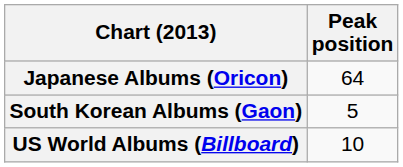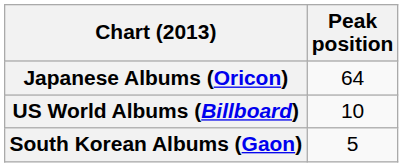rows swapped: (156, 111) <-> (156, 144)
